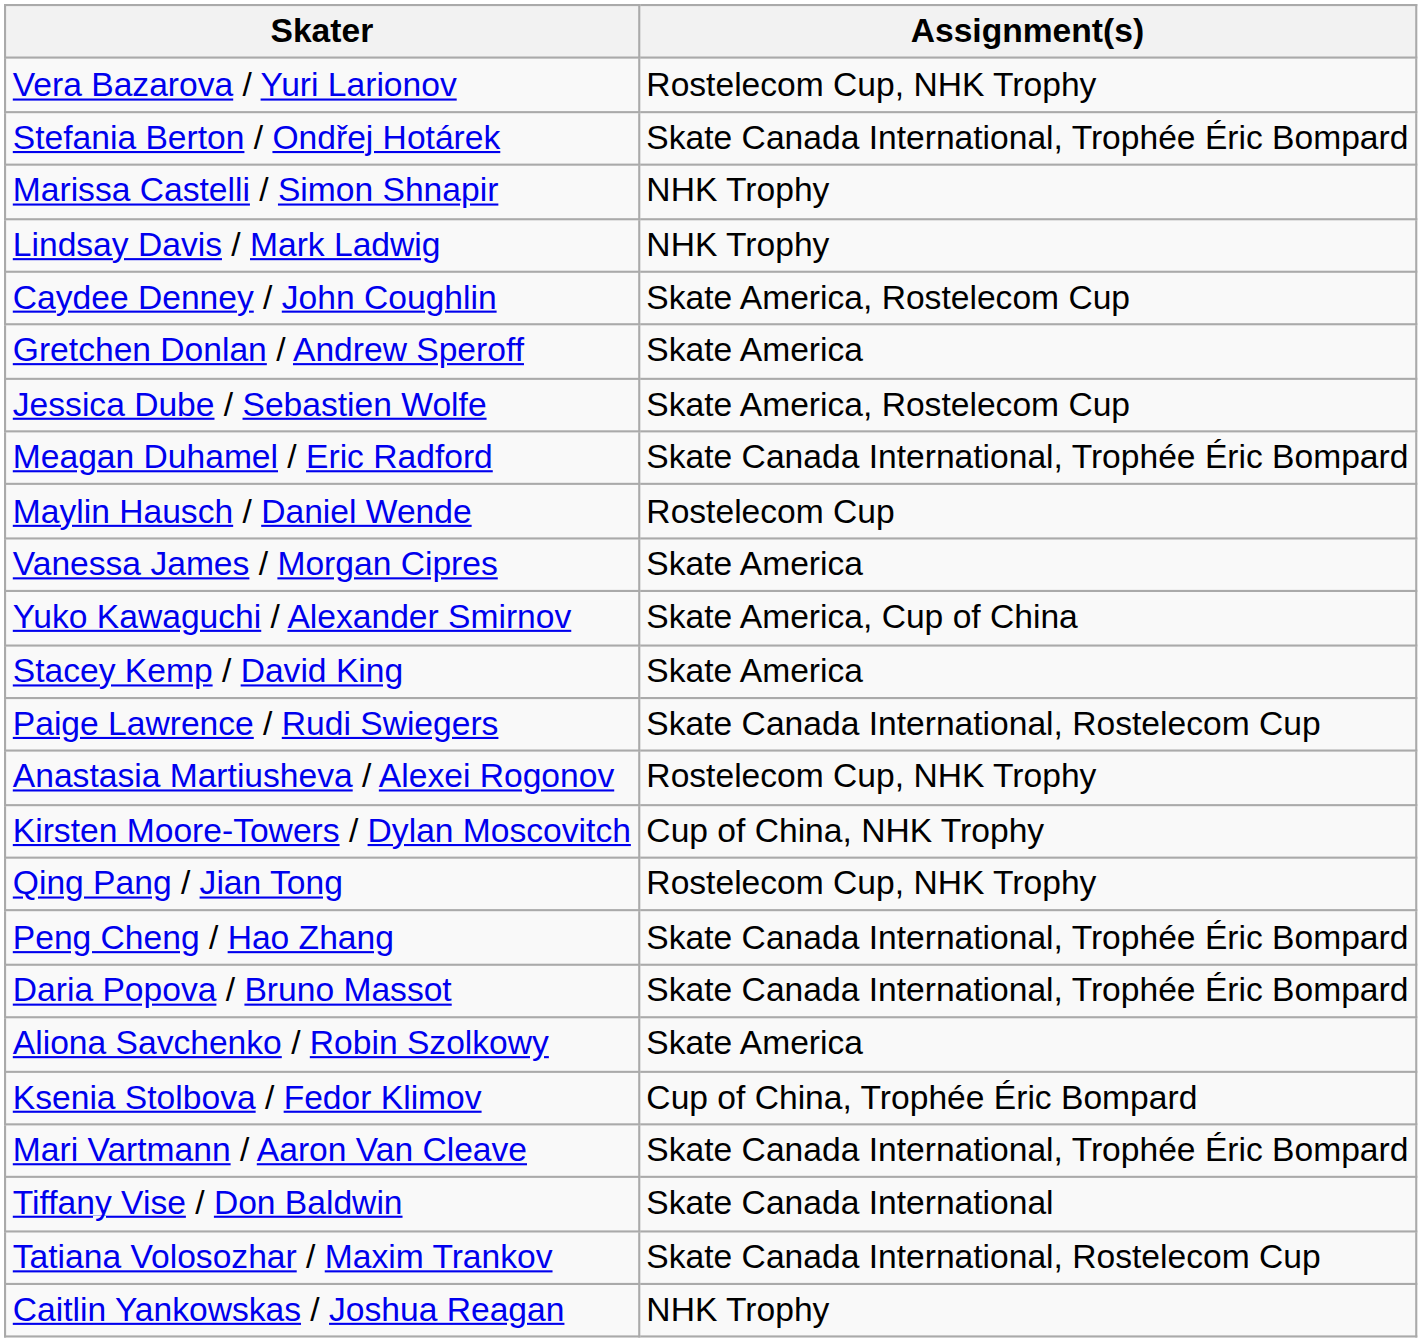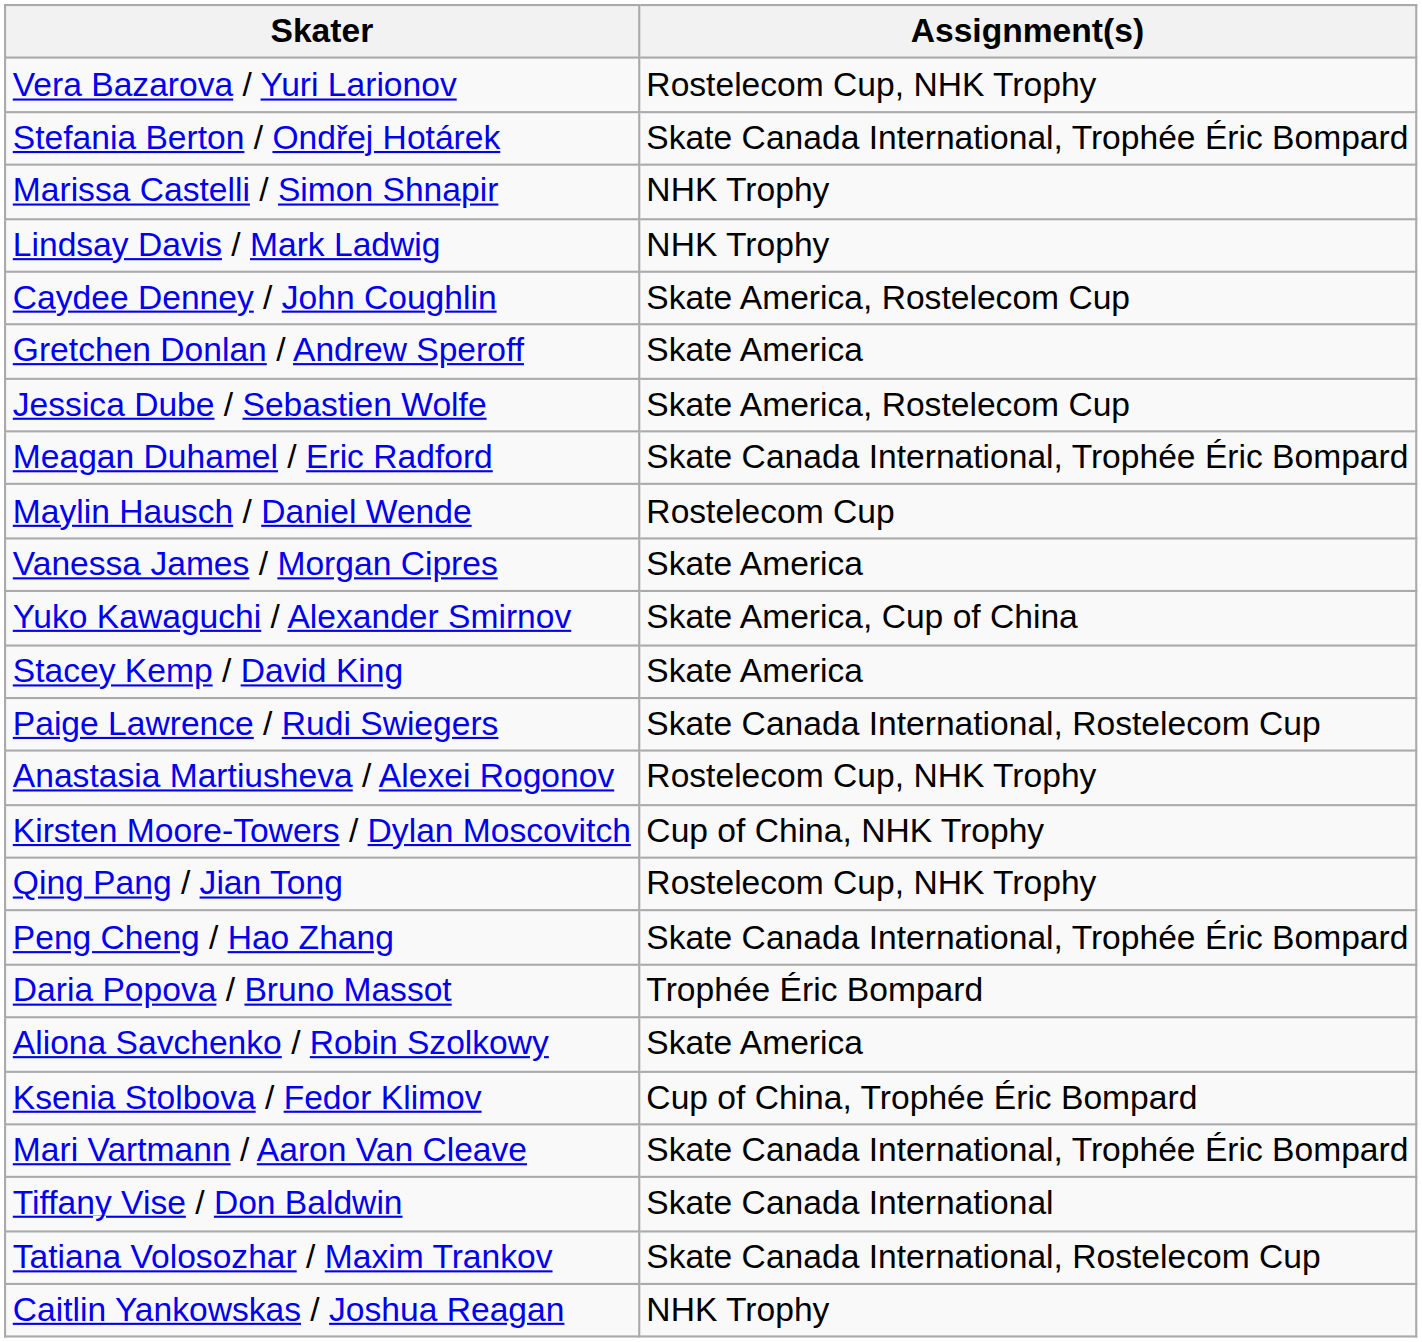(1027, 990) Skate Canada International, Trophée Éric Bompard -> (815, 990) Trophée Éric Bompard
